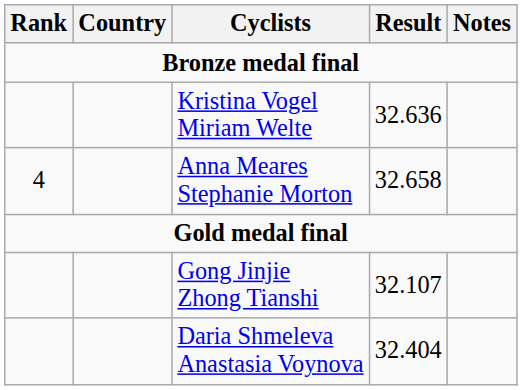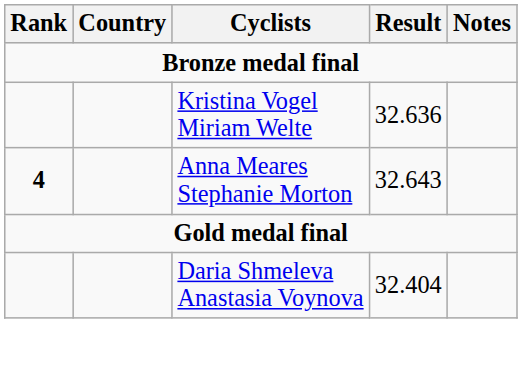(39, 180) normal -> (39, 180) bold
(408, 180) 32.658 -> (408, 180) 32.643
- row: (248, 285)
